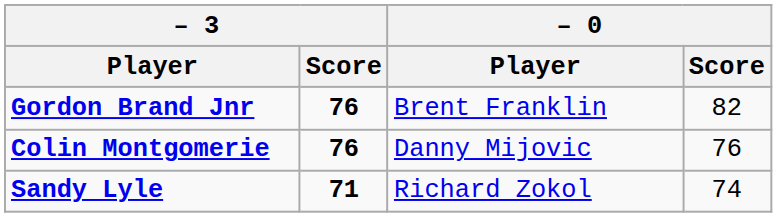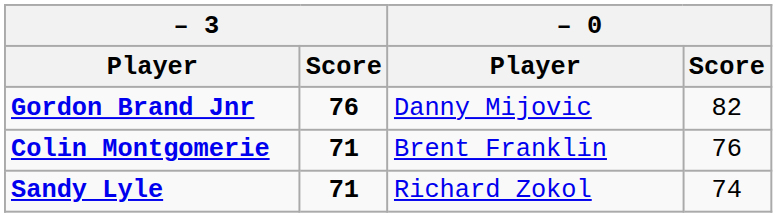(500, 108) Brent Franklin -> (493, 108) Danny Mijovic
(344, 150) 76 -> (344, 150) 71
(493, 150) Danny Mijovic -> (500, 150) Brent Franklin
